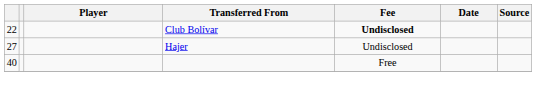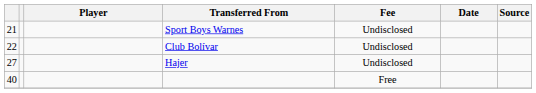+ row: (12, 29)
(388, 29) bold -> (388, 46) normal
